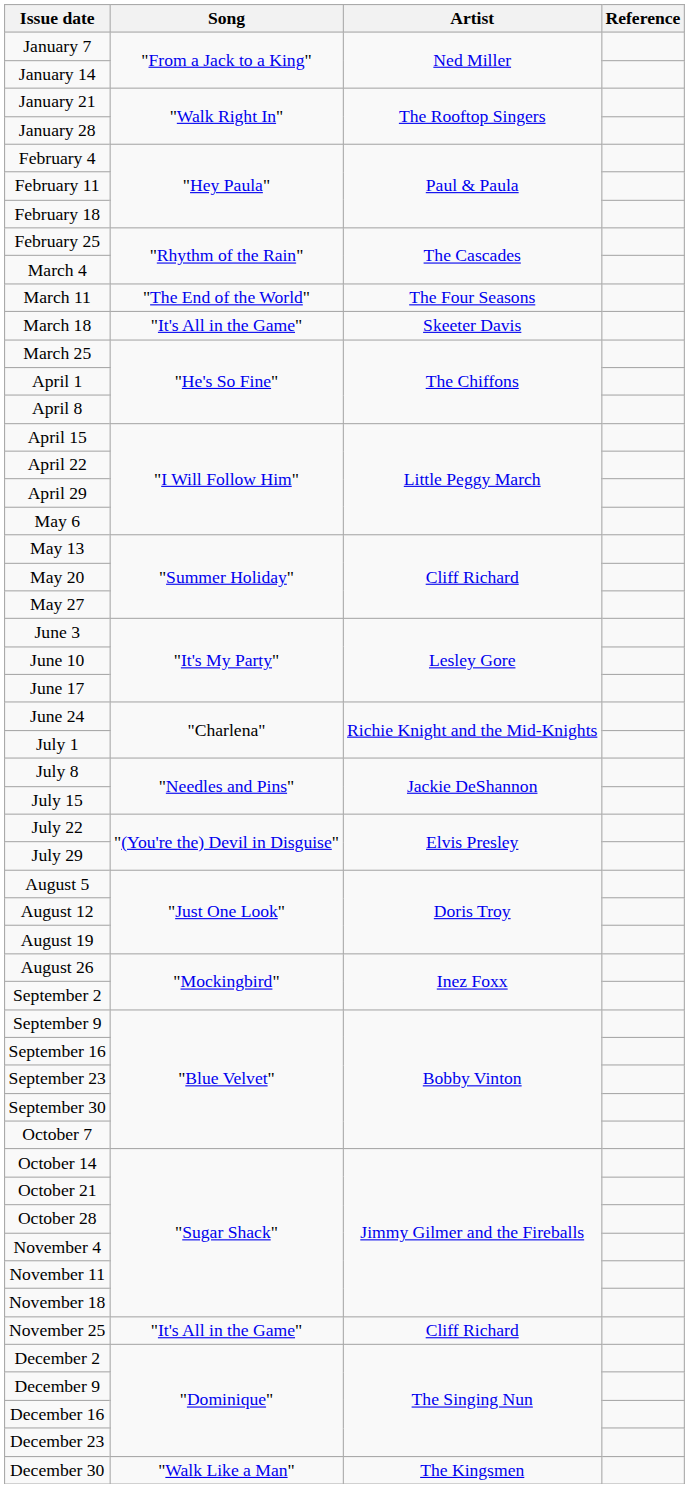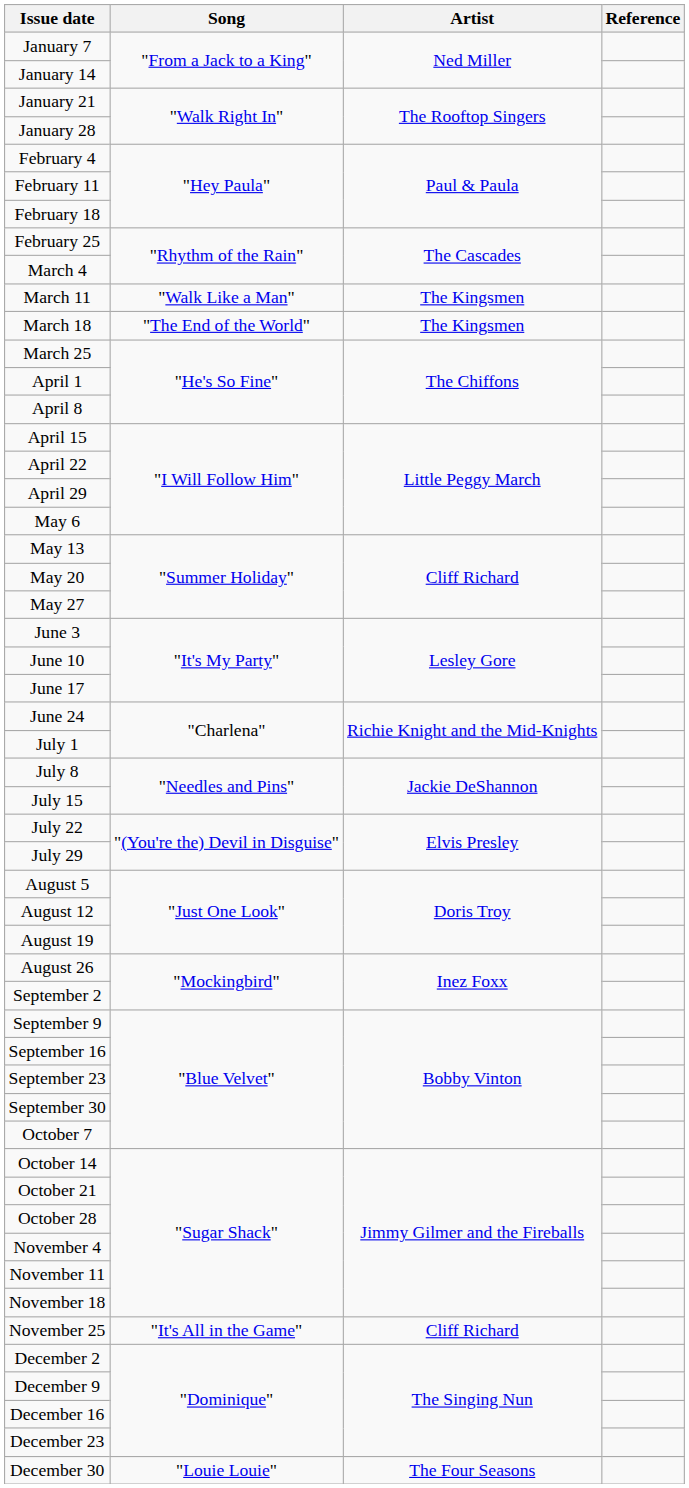(226, 297) "The End of the World" -> (226, 297) "Walk Like a Man"
(472, 297) The Four Seasons -> (472, 297) The Kingsmen
(226, 325) "It's All in the Game" -> (226, 325) "The End of the World"
(472, 325) Skeeter Davis -> (472, 325) The Kingsmen
(226, 1469) "Walk Like a Man" -> (226, 1469) "Louie Louie"
(472, 1469) The Kingsmen -> (472, 1469) The Four Seasons
